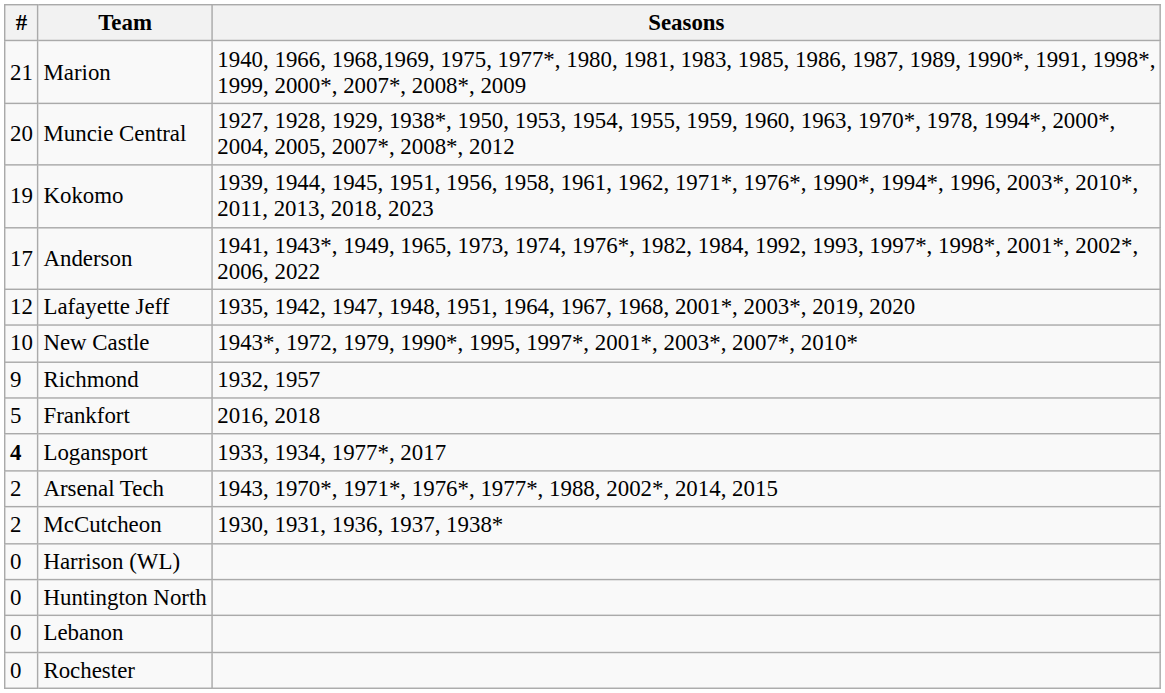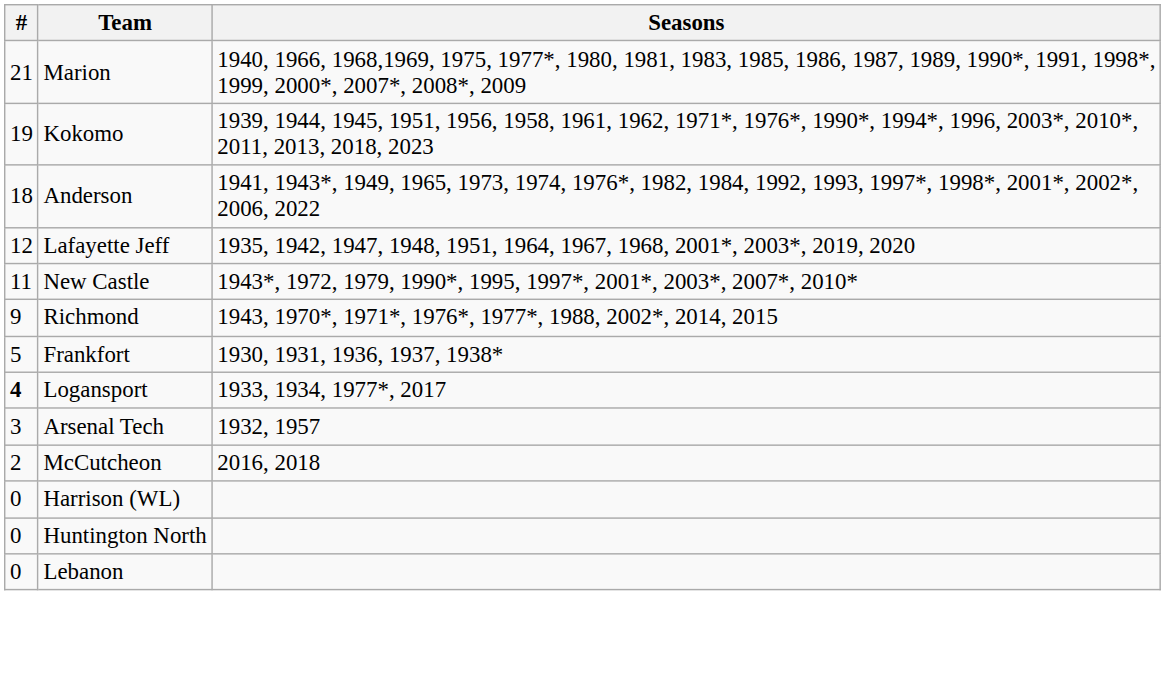- row: (115, 133)
(21, 257) 17 -> (21, 195) 18
(21, 343) 10 -> (21, 281) 11
(269, 379) 1932, 1957 -> (498, 317) 1943, 1970*, 1971*, 1976*, 1977*, 1988, 2002*, 2014, 2015
(269, 415) 2016, 2018 -> (360, 353) 1930, 1931, 1936, 1937, 1938*
(16, 488) 2 -> (16, 426) 3
(498, 488) 1943, 1970*, 1971*, 1976*, 1977*, 1988, 2002*, 2014, 2015 -> (269, 426) 1932, 1957
(360, 524) 1930, 1931, 1936, 1937, 1938* -> (269, 462) 2016, 2018
- row: (89, 669)
